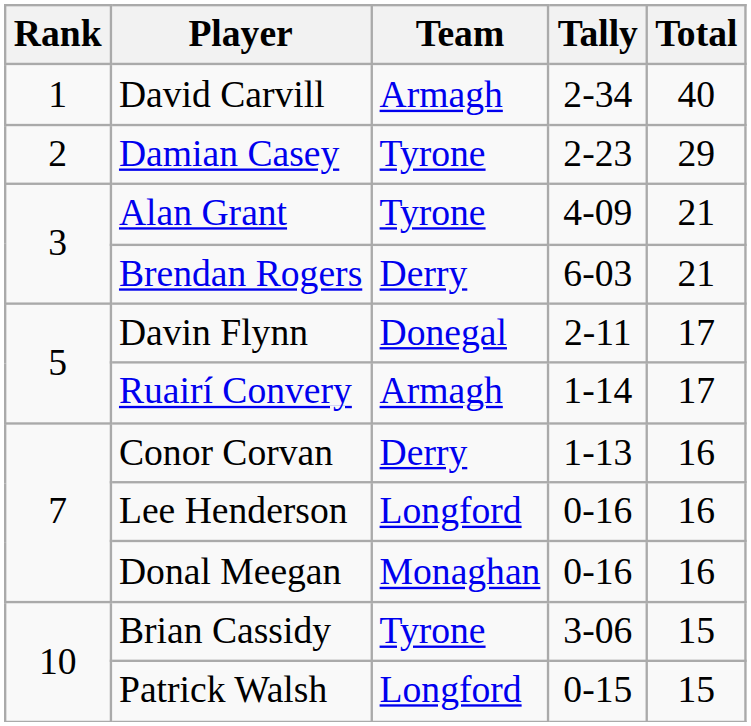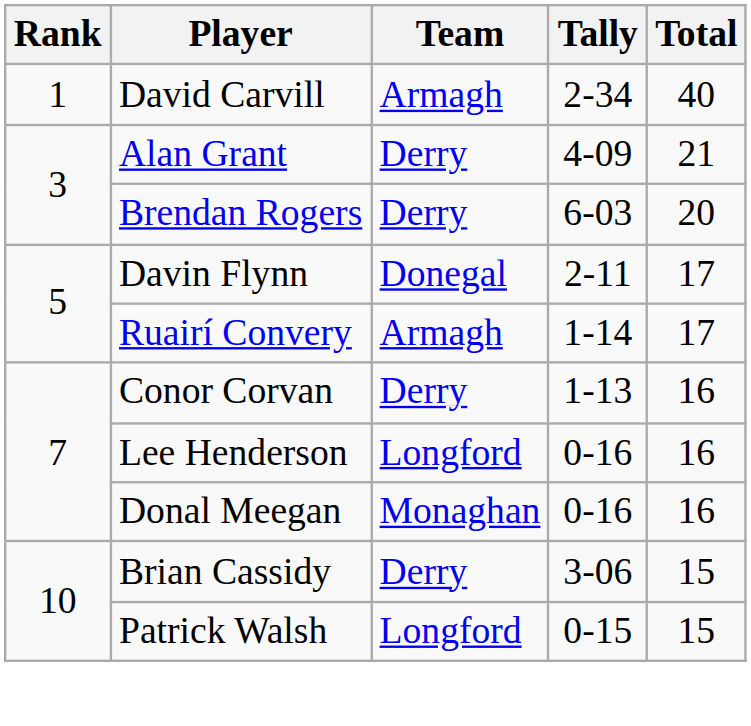- row: (229, 153)
(433, 213) Tyrone -> (423, 153) Derry
(696, 272) 21 -> (696, 213) 20
(433, 630) Tyrone -> (423, 570) Derry
